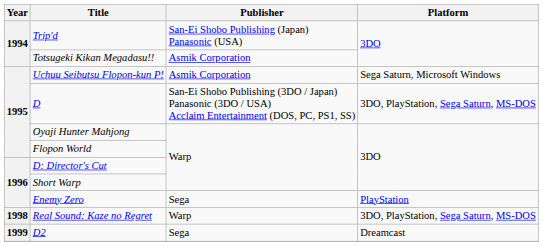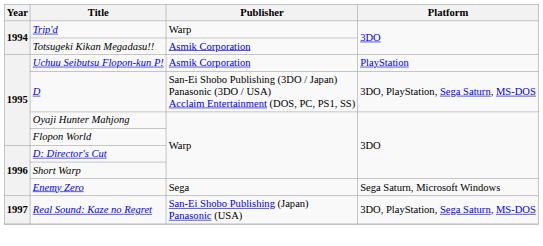(239, 35) San-Ei Shobo Publishing (Japan) Panasonic (USA) -> (180, 29) Warp
(430, 74) Sega Saturn, Microsoft Windows -> (384, 63) PlayStation
(384, 199) PlayStation -> (430, 187) Sega Saturn, Microsoft Windows
(17, 215) 1998 -> (17, 210) 1997
(180, 215) Warp -> (239, 210) San-Ei Shobo Publishing (Japan) Panasonic (USA)
- row: (39, 232)
